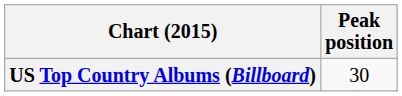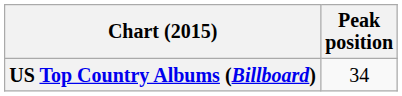(359, 74) 30 -> (359, 74) 34
